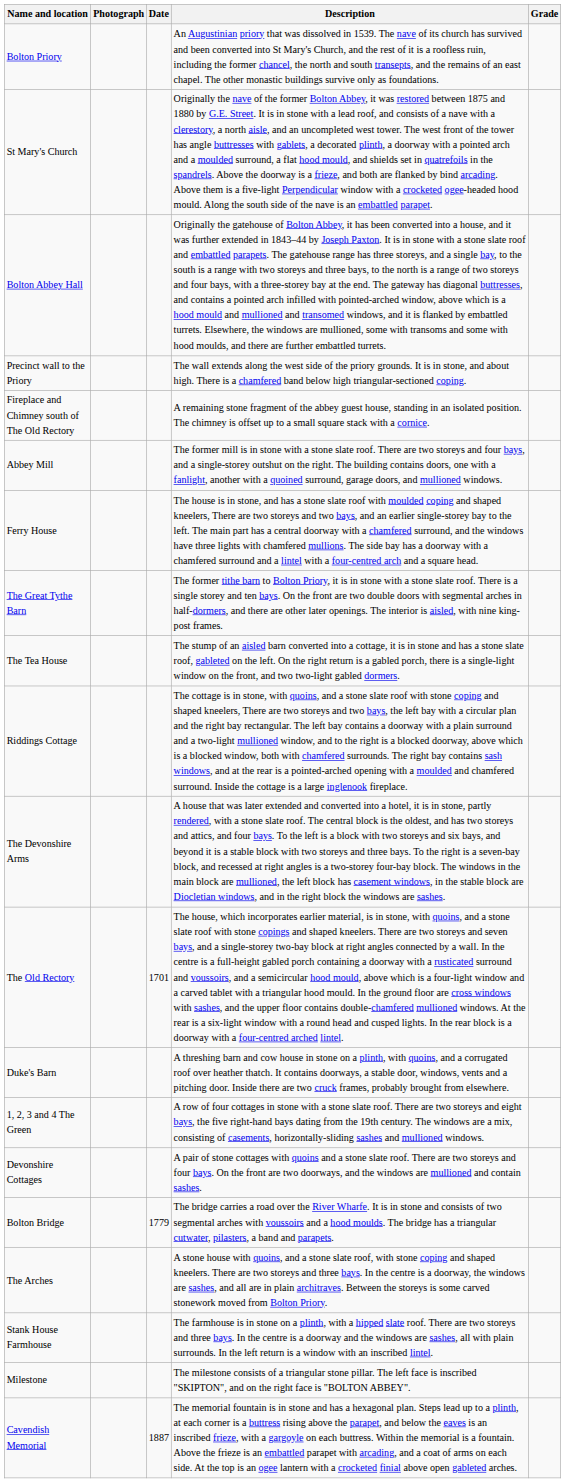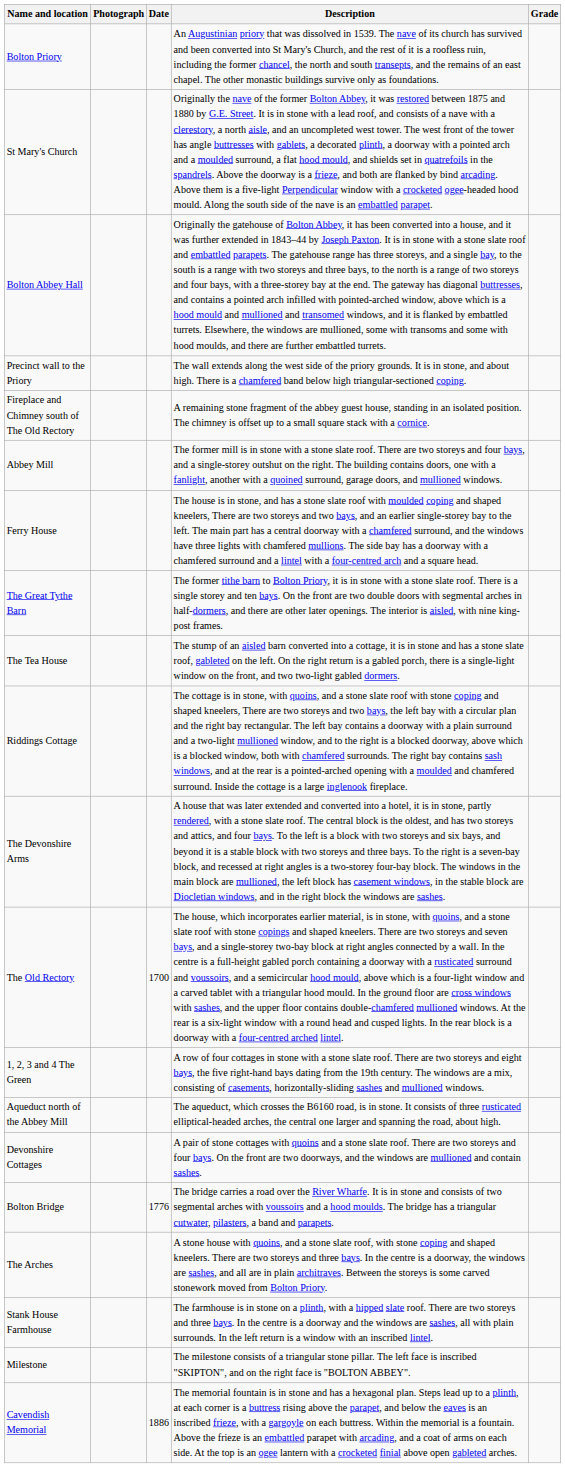(159, 977) 1701 -> (159, 977) 1700
- row: (31, 1072)
+ row: (44, 1115)
(159, 1222) 1779 -> (159, 1207) 1776
(159, 1437) 1887 -> (159, 1422) 1886
